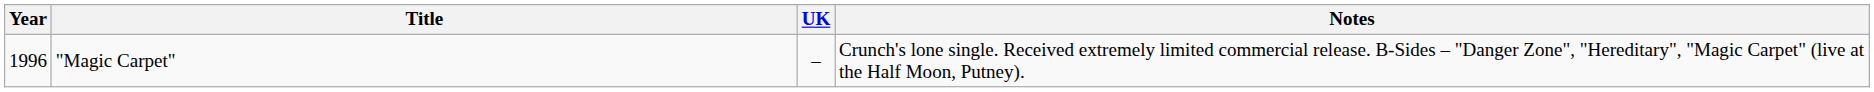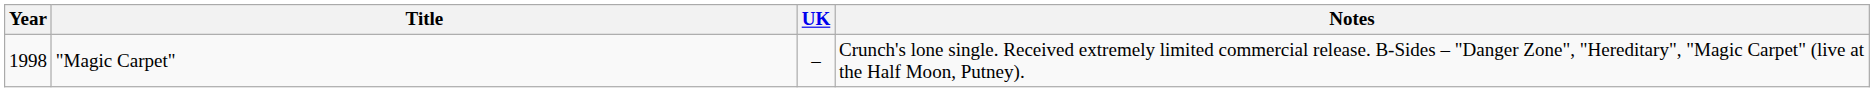(28, 60) 1996 -> (28, 60) 1998
